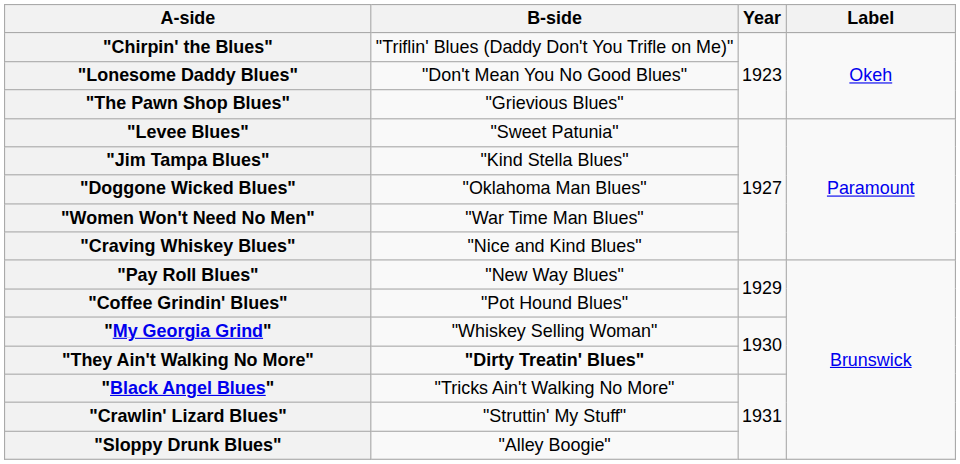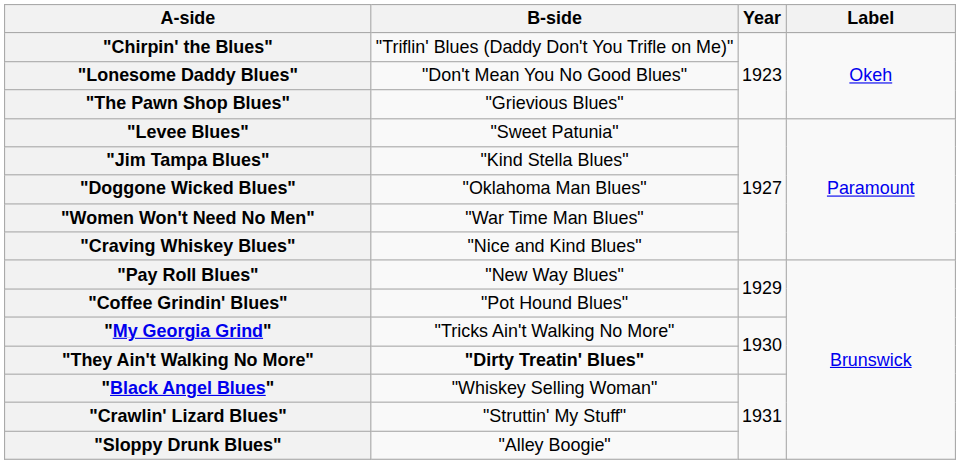(555, 331) "Whiskey Selling Woman" -> (555, 331) "Tricks Ain't Walking No More"
(555, 388) "Tricks Ain't Walking No More" -> (555, 388) "Whiskey Selling Woman"
